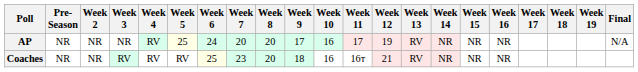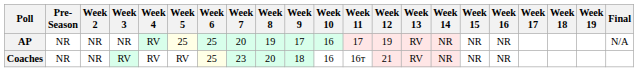(212, 42) 24 -> (212, 42) 25
(270, 42) 20 -> (270, 42) 19
